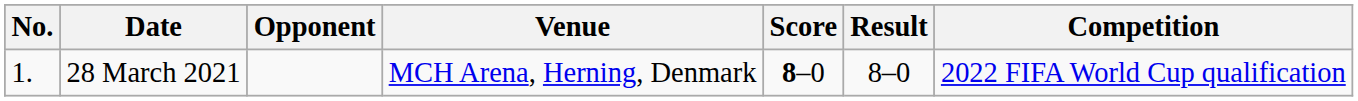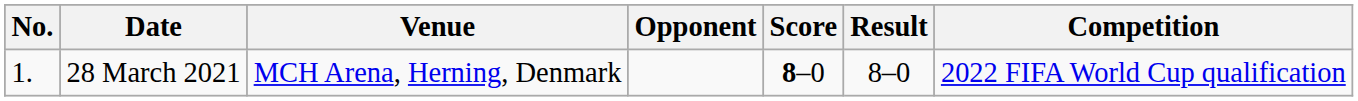columns swapped: (573, 27) <-> (315, 27)
